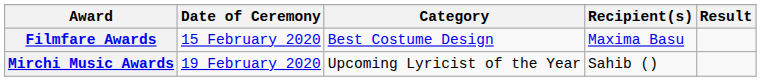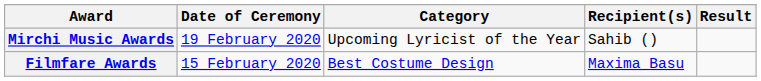rows swapped: (91, 40) <-> (91, 64)
